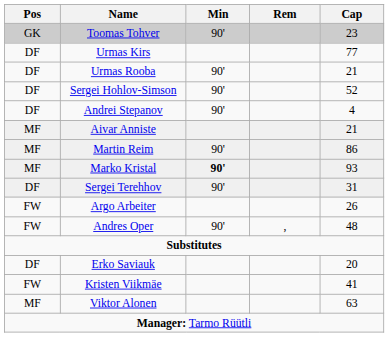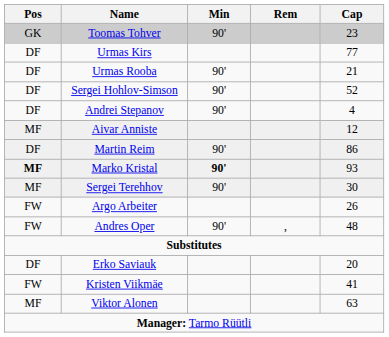(352, 129) 21 -> (352, 129) 12
(32, 148) MF -> (33, 148) DF
(32, 168) normal -> (33, 168) bold
(32, 187) DF -> (33, 187) MF
(352, 187) 31 -> (352, 187) 30
